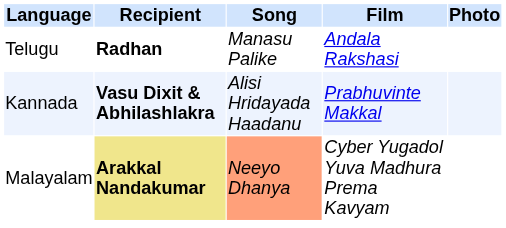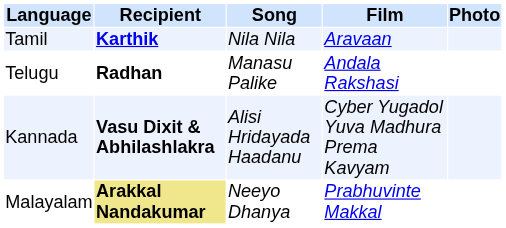+ row: (26, 39)
(373, 103) Prabhuvinte Makkal -> (384, 137) Cyber Yugadol Yuva Madhura Prema Kavyam
(259, 178) lightsalmon background -> (259, 201) no background
(384, 178) Cyber Yugadol Yuva Madhura Prema Kavyam -> (373, 201) Prabhuvinte Makkal
